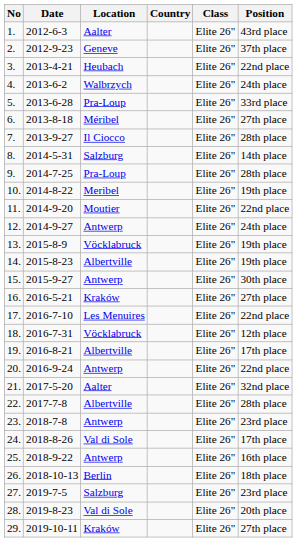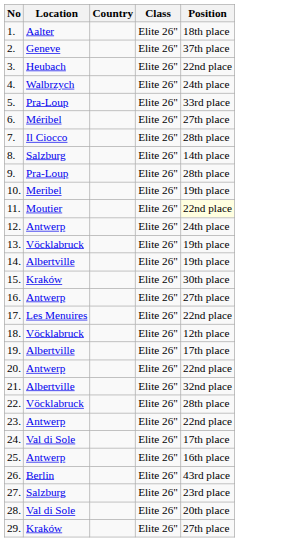- column: (52, 13)
(264, 31) 43rd place -> (206, 31) 18th place
(265, 208) no background -> (207, 208) lightyellow background
(103, 279) Antwerp -> (44, 279) Kraków
(102, 297) Kraków -> (46, 297) Antwerp
(98, 386) Aalter -> (50, 386) Albertville
(108, 404) Albertville -> (55, 404) Vöcklabruck
(264, 421) 23rd place -> (207, 421) 22nd place
(264, 475) 18th place -> (207, 475) 43rd place
